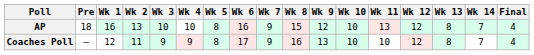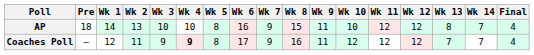(110, 27) 16 -> (110, 27) 14
(323, 27) 12 -> (323, 27) 11
(384, 27) 13 -> (384, 27) 12
(190, 42) normal -> (190, 42) bold
(323, 42) 13 -> (323, 42) 11
(352, 42) 10 -> (352, 42) 12
(384, 42) 10 -> (384, 42) 12
(449, 42) 8 -> (449, 42) 7
